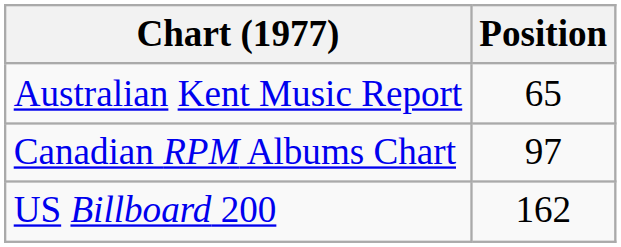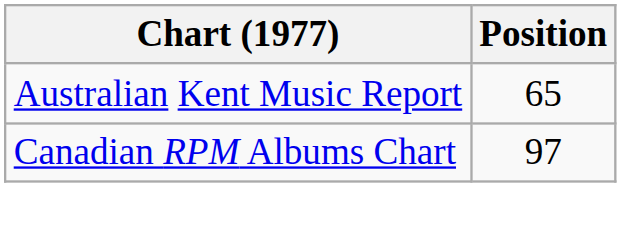- row: (145, 210)
